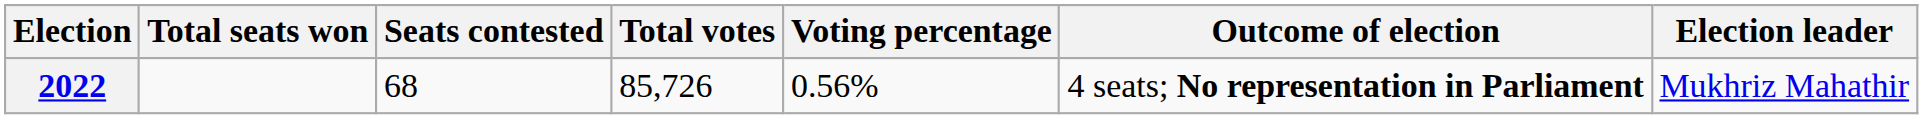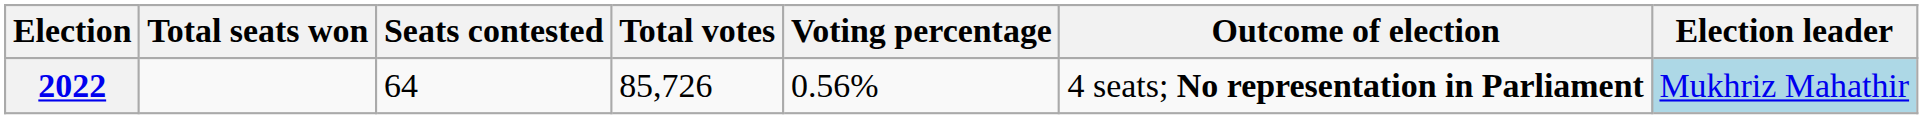(401, 85) 68 -> (401, 85) 64
(1784, 85) no background -> (1784, 85) lightblue background
